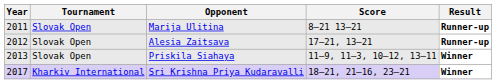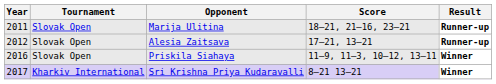(335, 26) 8–21 13–21 -> (359, 26) 18–21, 21–16, 23–21
(17, 56) 2013 -> (17, 56) 2016
(359, 71) 18–21, 21–16, 23–21 -> (335, 71) 8–21 13–21
